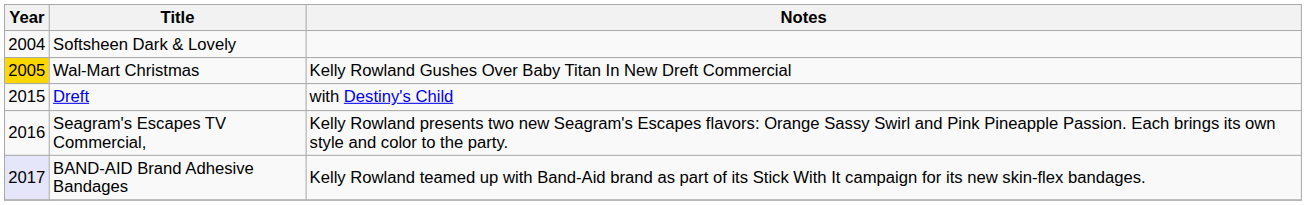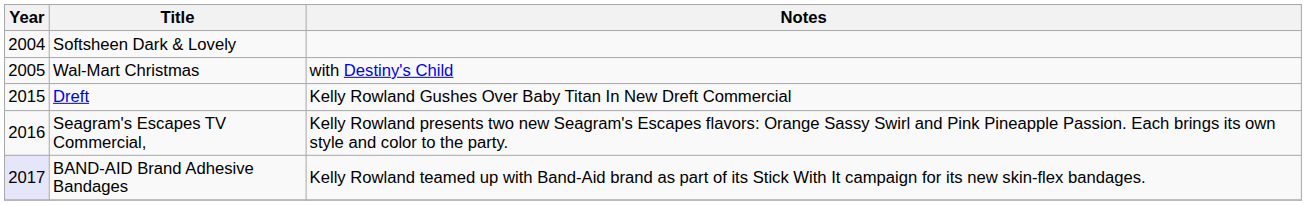(27, 70) gold background -> (27, 70) no background
(551, 70) Kelly Rowland Gushes Over Baby Titan In New Dreft Commercial -> (381, 70) with Destiny's Child
(381, 96) with Destiny's Child -> (551, 96) Kelly Rowland Gushes Over Baby Titan In New Dreft Commercial
